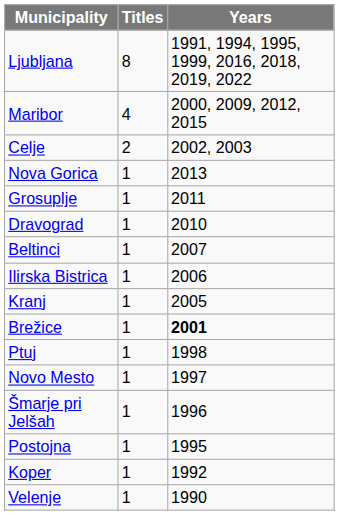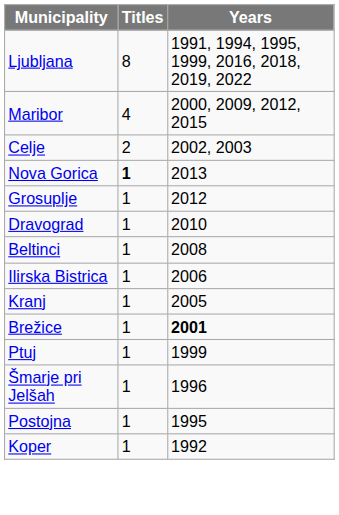(126, 174) normal -> (126, 174) bold
(188, 199) 2011 -> (189, 199) 2012
(189, 250) 2007 -> (189, 250) 2008
(189, 352) 1998 -> (189, 352) 1999
- row: (51, 378)
- row: (35, 498)
